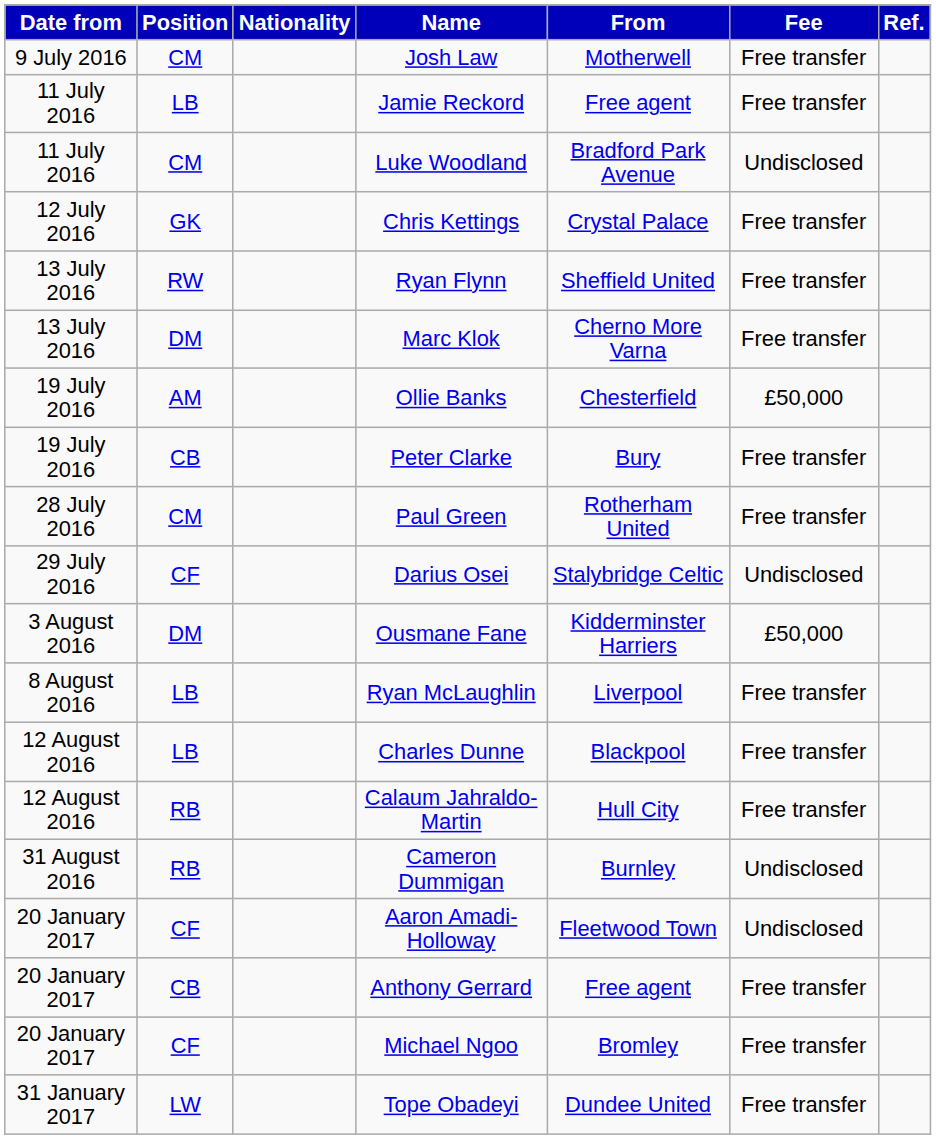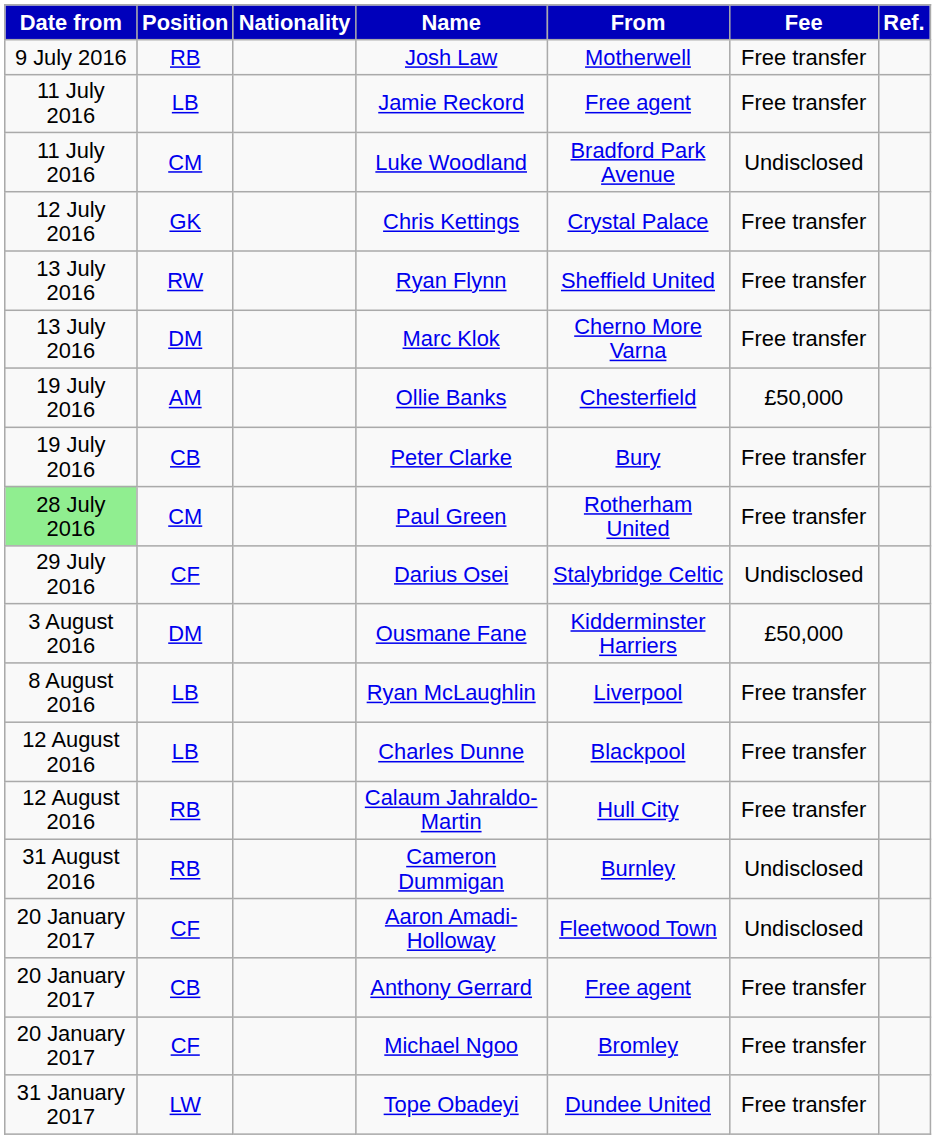(185, 57) CM -> (185, 57) RB
(71, 516) no background -> (71, 516) lightgreen background
